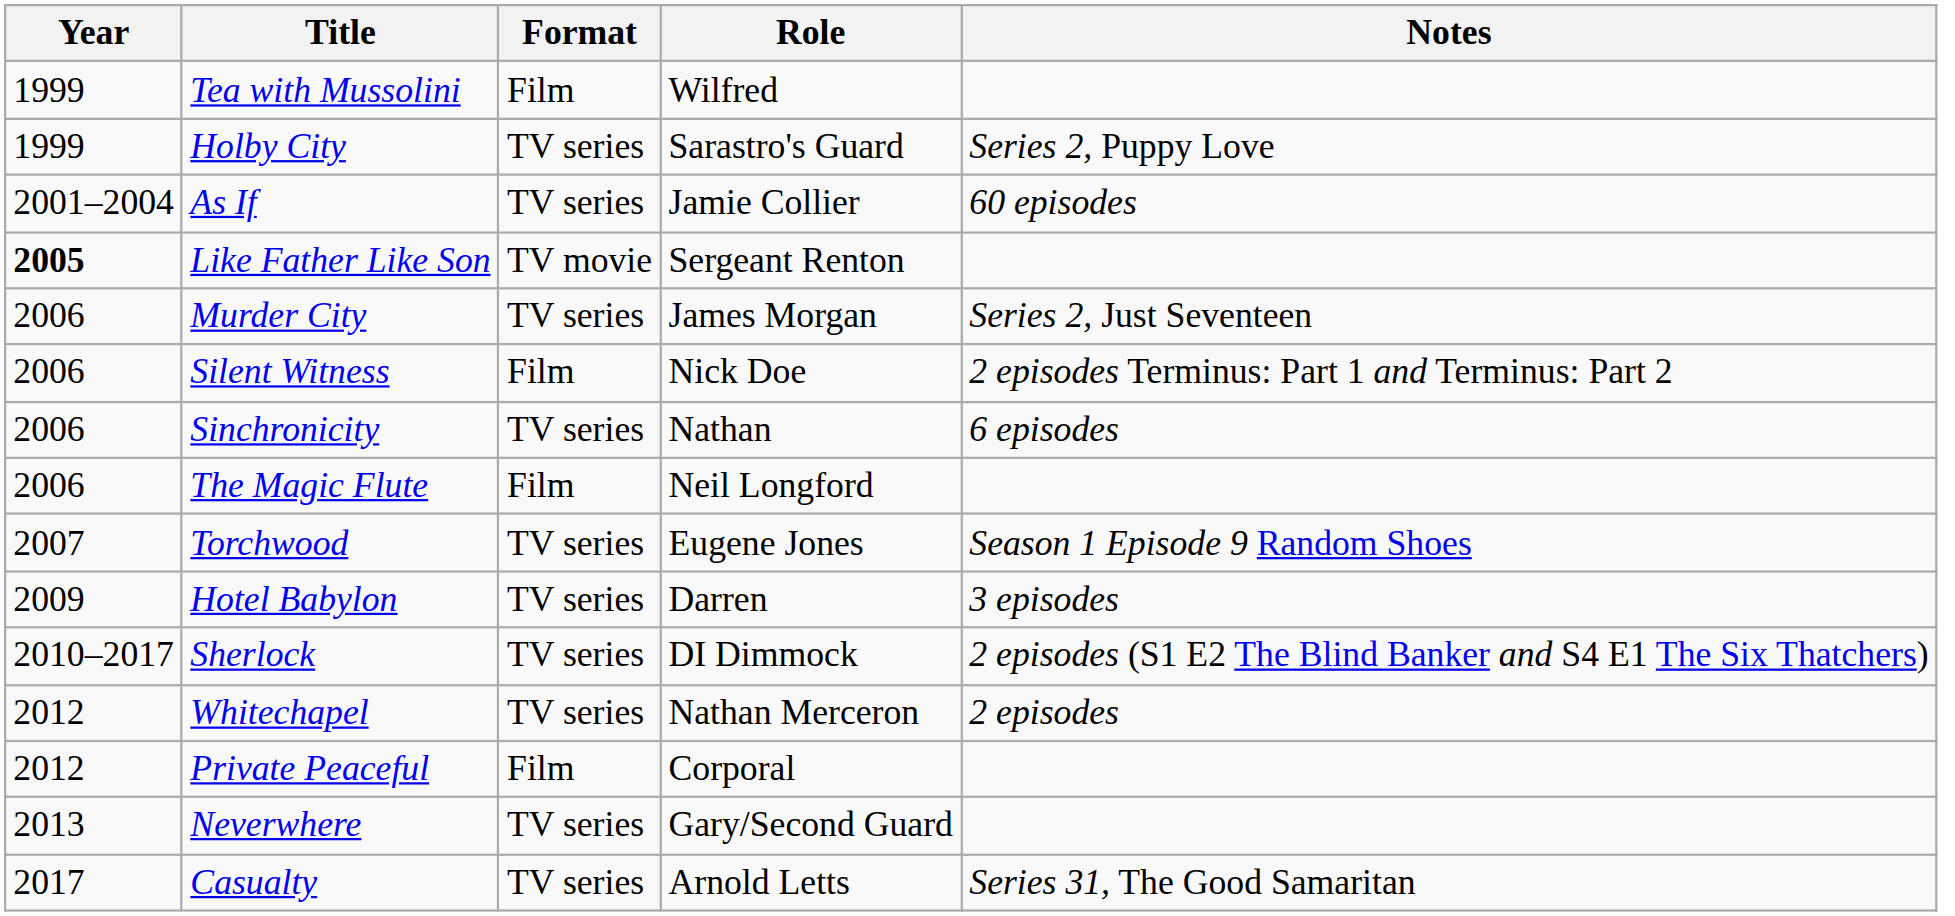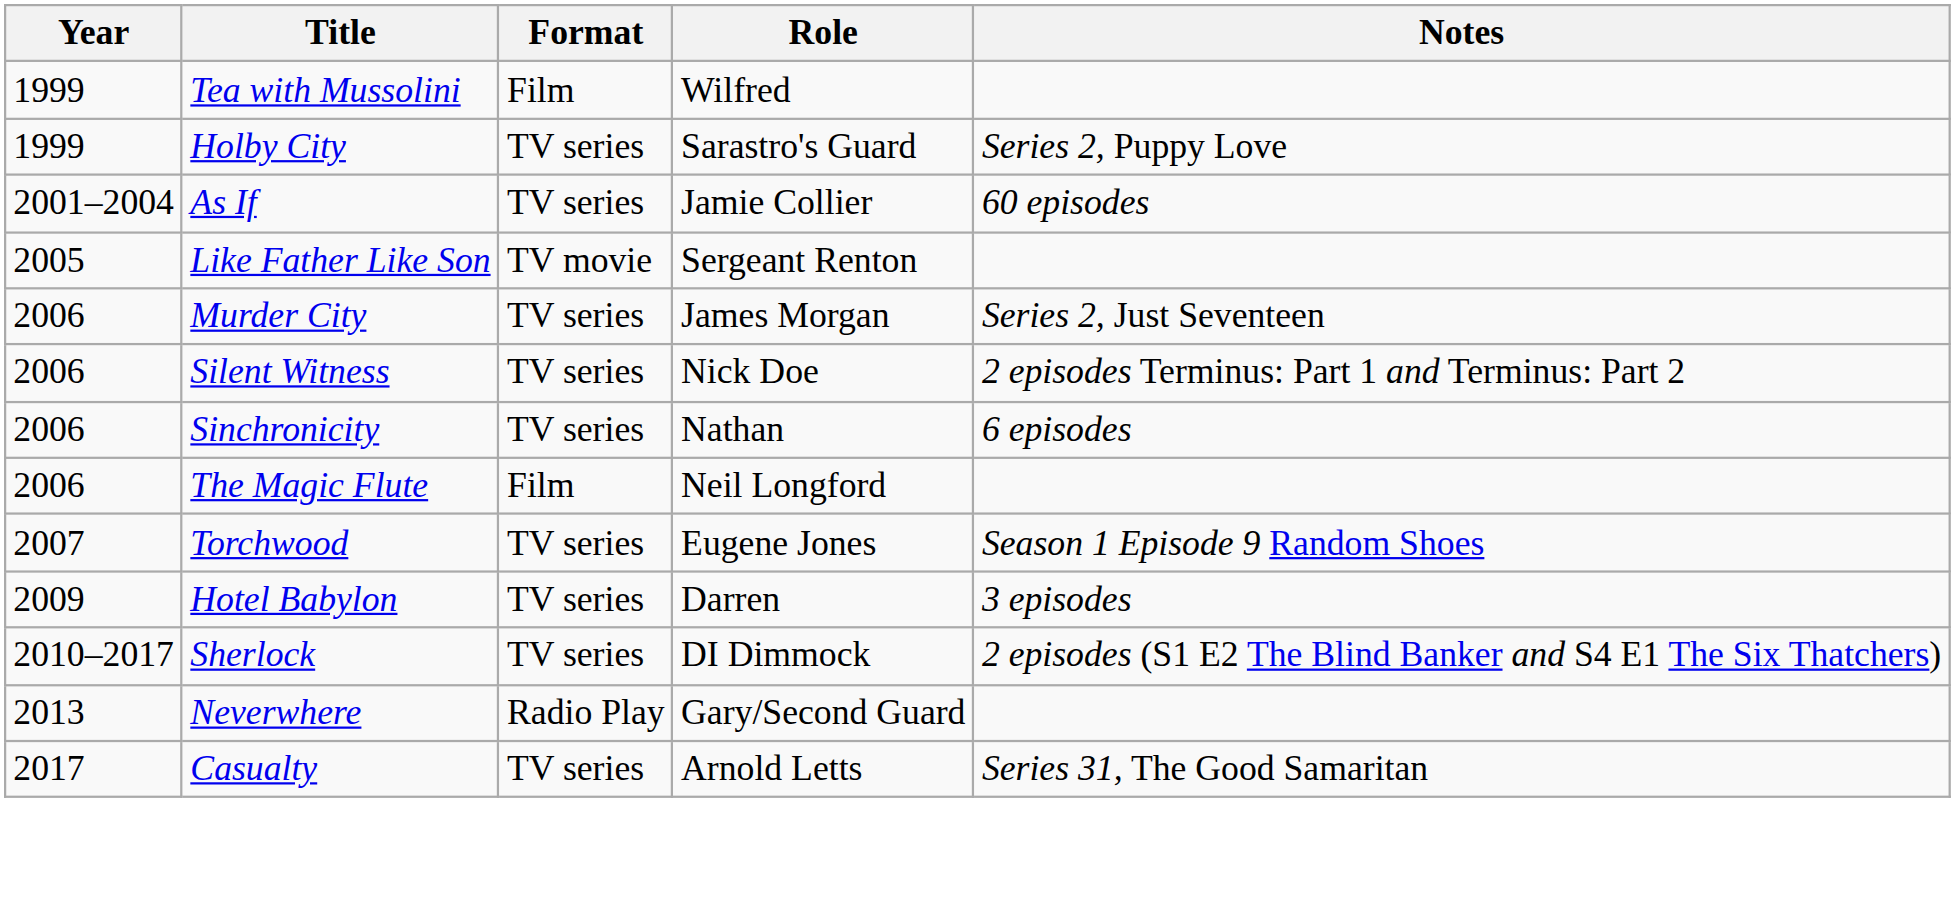(49, 259) bold -> (49, 259) normal
(541, 372) Film -> (576, 372) TV series
- row: (280, 711)
- row: (310, 768)
(576, 825) TV series -> (586, 711) Radio Play
